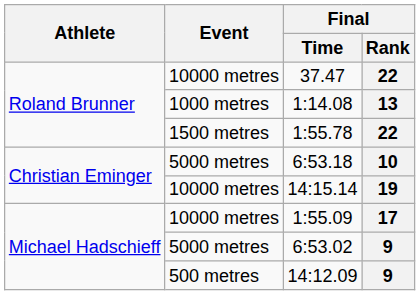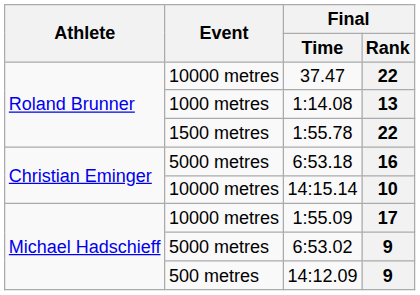(388, 161) 10 -> (388, 161) 16
(388, 190) 19 -> (388, 190) 10
